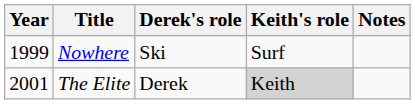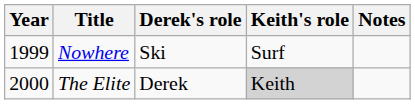(29, 83) 2001 -> (29, 83) 2000
